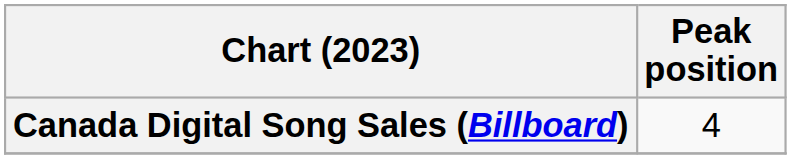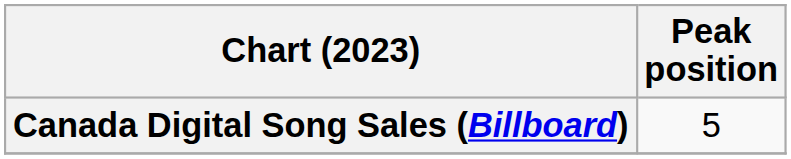(711, 125) 4 -> (711, 125) 5
